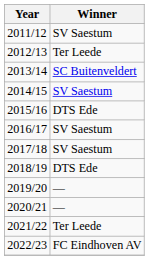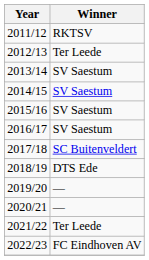(82, 33) SV Saestum -> (73, 33) RKTSV
(95, 71) SC Buitenveldert -> (82, 71) SV Saestum
(75, 110) DTS Ede -> (82, 110) SV Saestum
(82, 149) SV Saestum -> (95, 149) SC Buitenveldert
